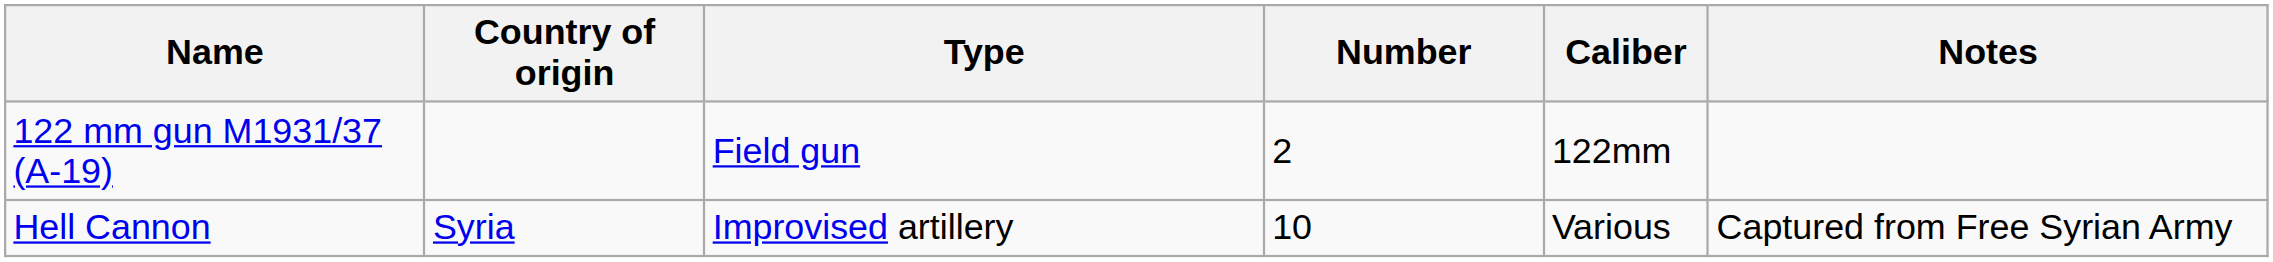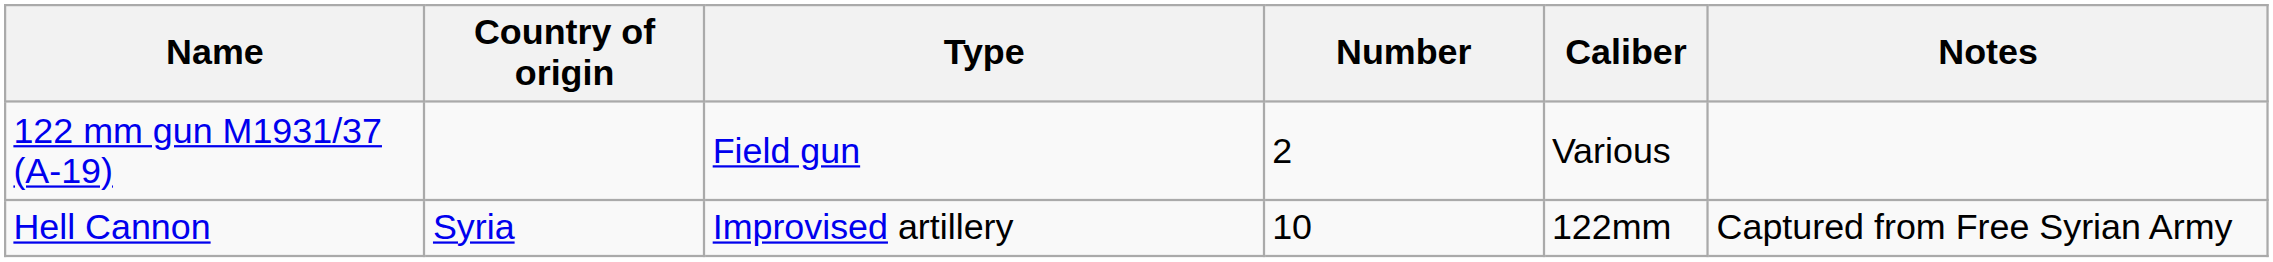(1612, 150) 122mm -> (1611, 150) Various
(1611, 227) Various -> (1612, 227) 122mm
